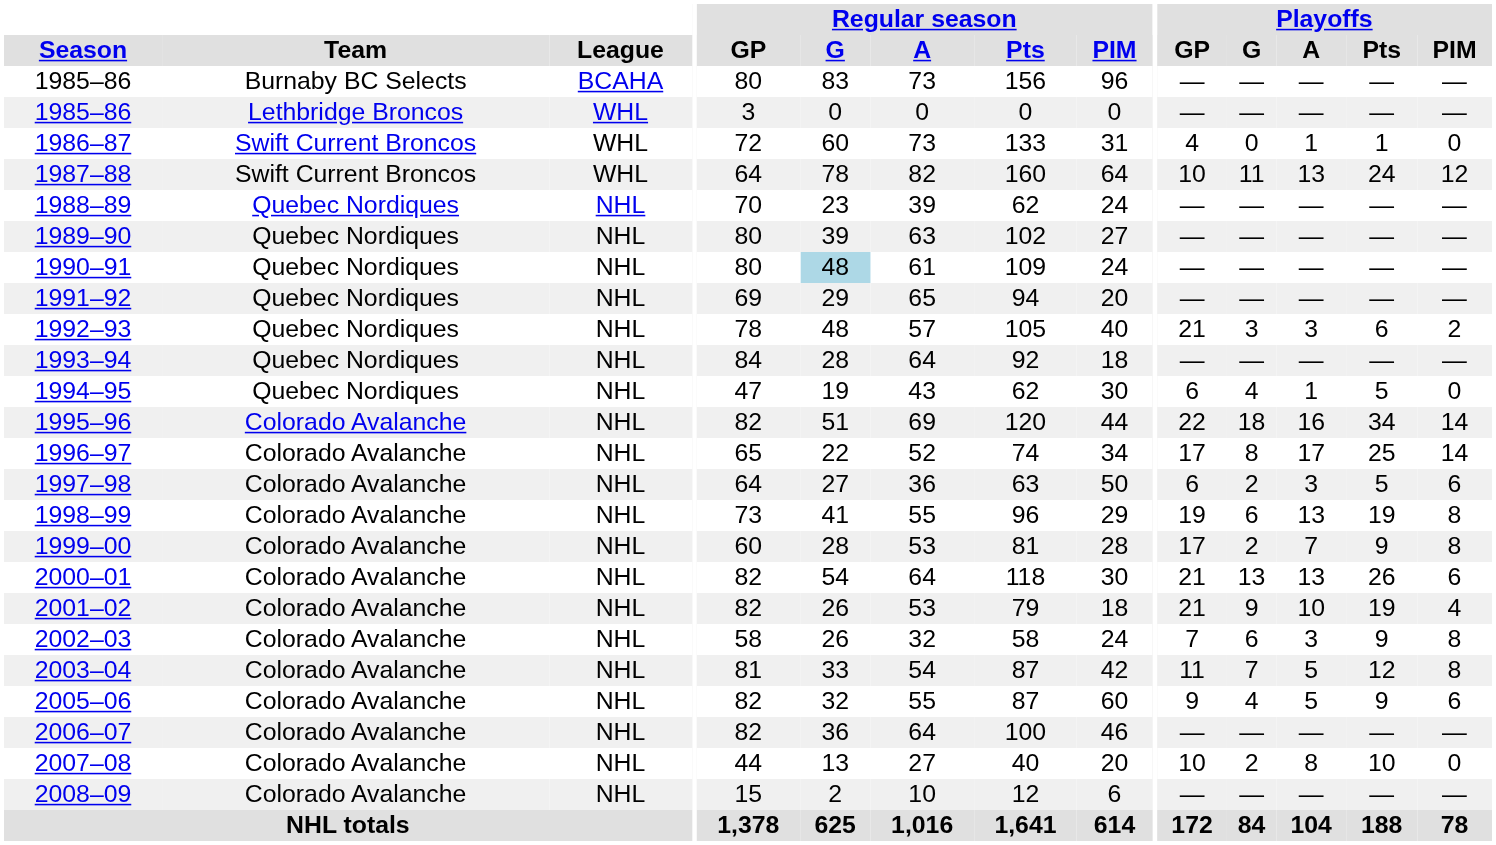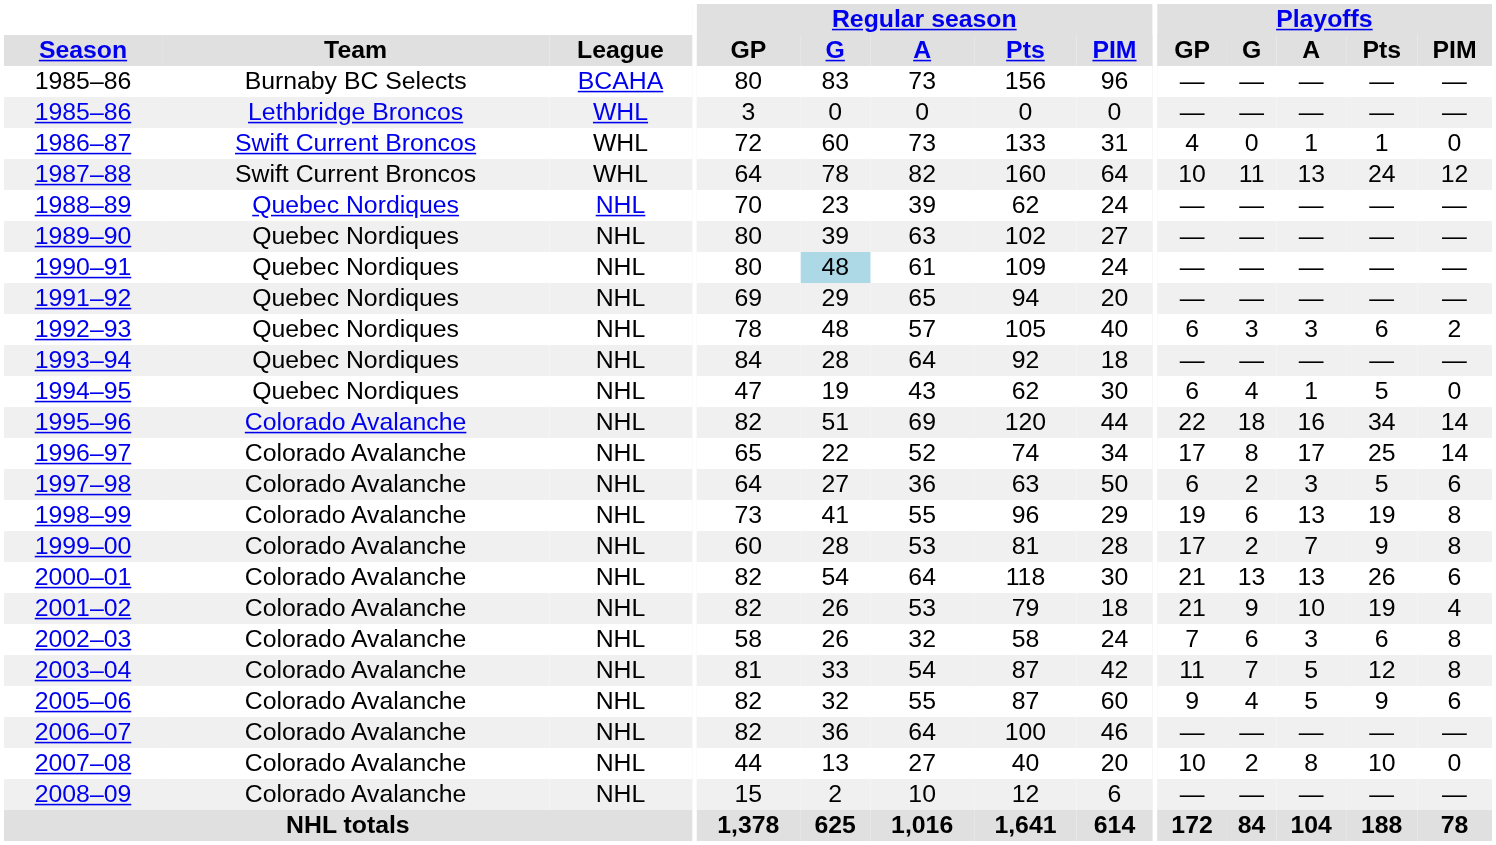(1192, 329) 21 -> (1192, 329) 6
(1382, 639) 9 -> (1382, 639) 6
